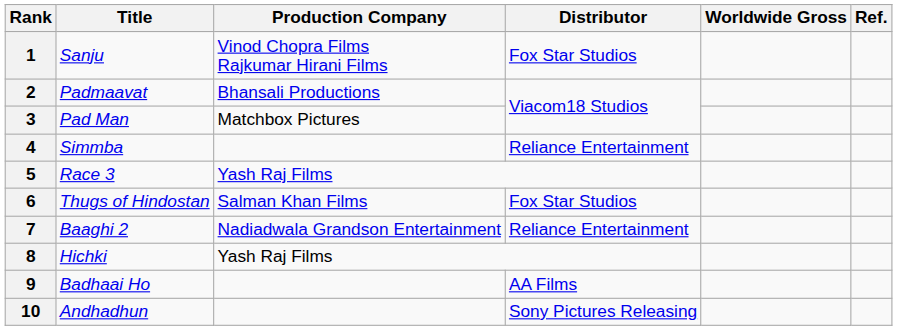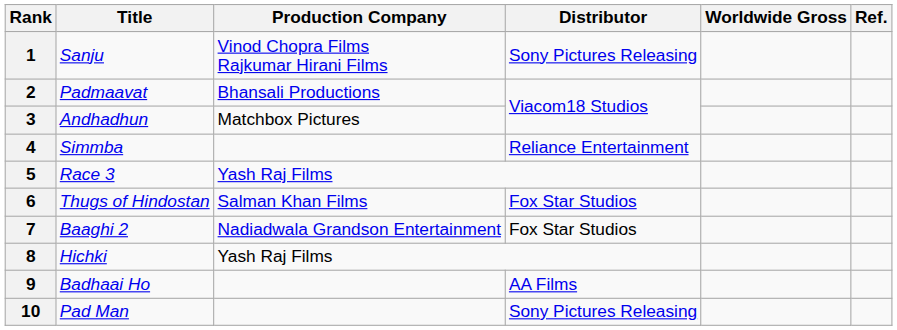(573, 55) Fox Star Studios -> (603, 55) Sony Pictures Releasing
(94, 119) Pad Man -> (104, 119) Andhadhun
(599, 229) Reliance Entertainment -> (573, 229) Fox Star Studios
(104, 311) Andhadhun -> (94, 311) Pad Man
